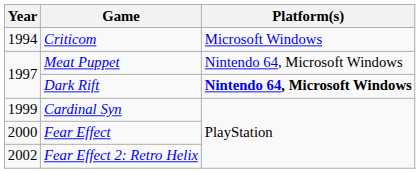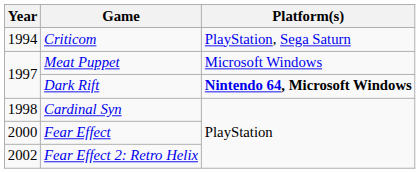(263, 39) Microsoft Windows -> (278, 39) PlayStation, Sega Saturn
(304, 62) Nintendo 64, Microsoft Windows -> (263, 62) Microsoft Windows
(23, 109) 1999 -> (23, 109) 1998
